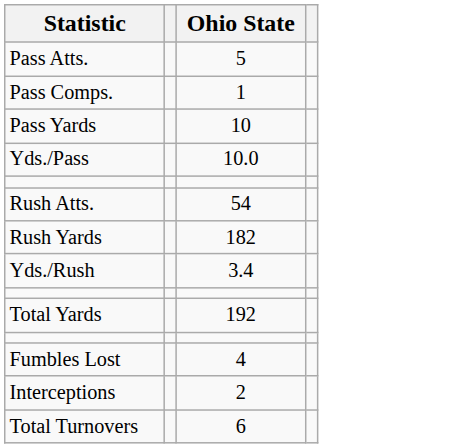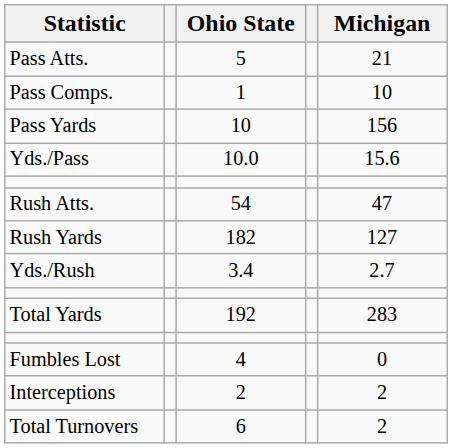+ column: (382, 23)
